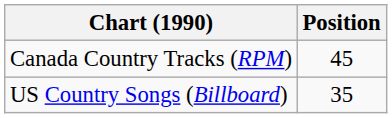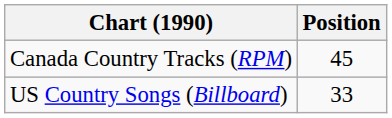(342, 94) 35 -> (342, 94) 33
